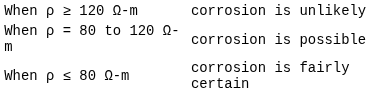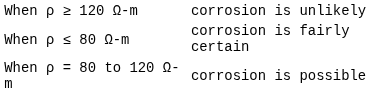rows swapped: (92, 40) <-> (67, 76)
